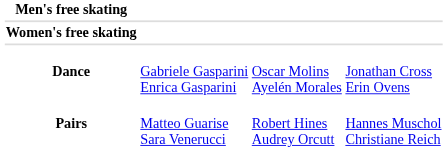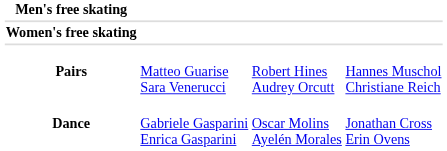rows swapped: (71, 123) <-> (71, 72)
